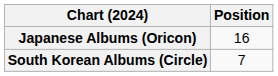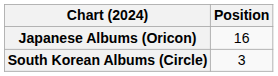(242, 60) 7 -> (242, 60) 3
